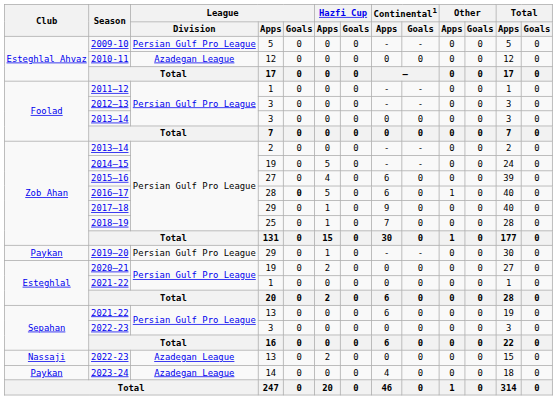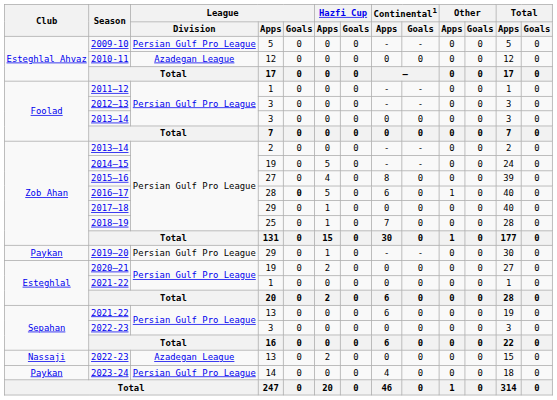(387, 178) 6 -> (387, 178) 8
(387, 208) 9 -> (387, 208) 0
(194, 372) Azadegan League -> (194, 372) Persian Gulf Pro League
